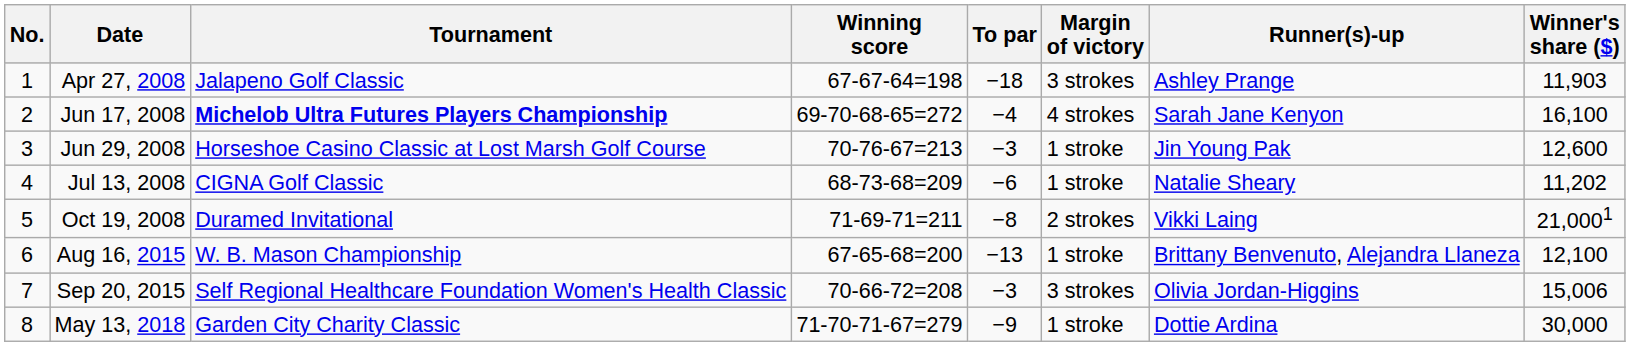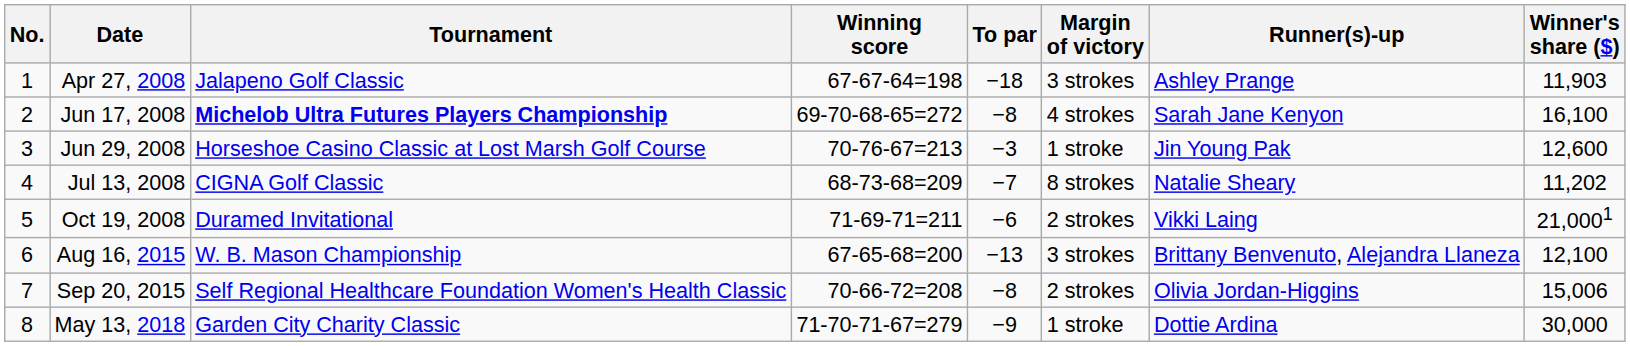(1005, 114) −4 -> (1005, 114) −8
(1005, 183) −6 -> (1005, 183) −7
(1085, 183) 1 stroke -> (1091, 183) 8 strokes
(1005, 219) −8 -> (1005, 219) −6
(1085, 255) 1 stroke -> (1091, 255) 3 strokes
(1005, 290) −3 -> (1005, 290) −8
(1091, 290) 3 strokes -> (1091, 290) 2 strokes
